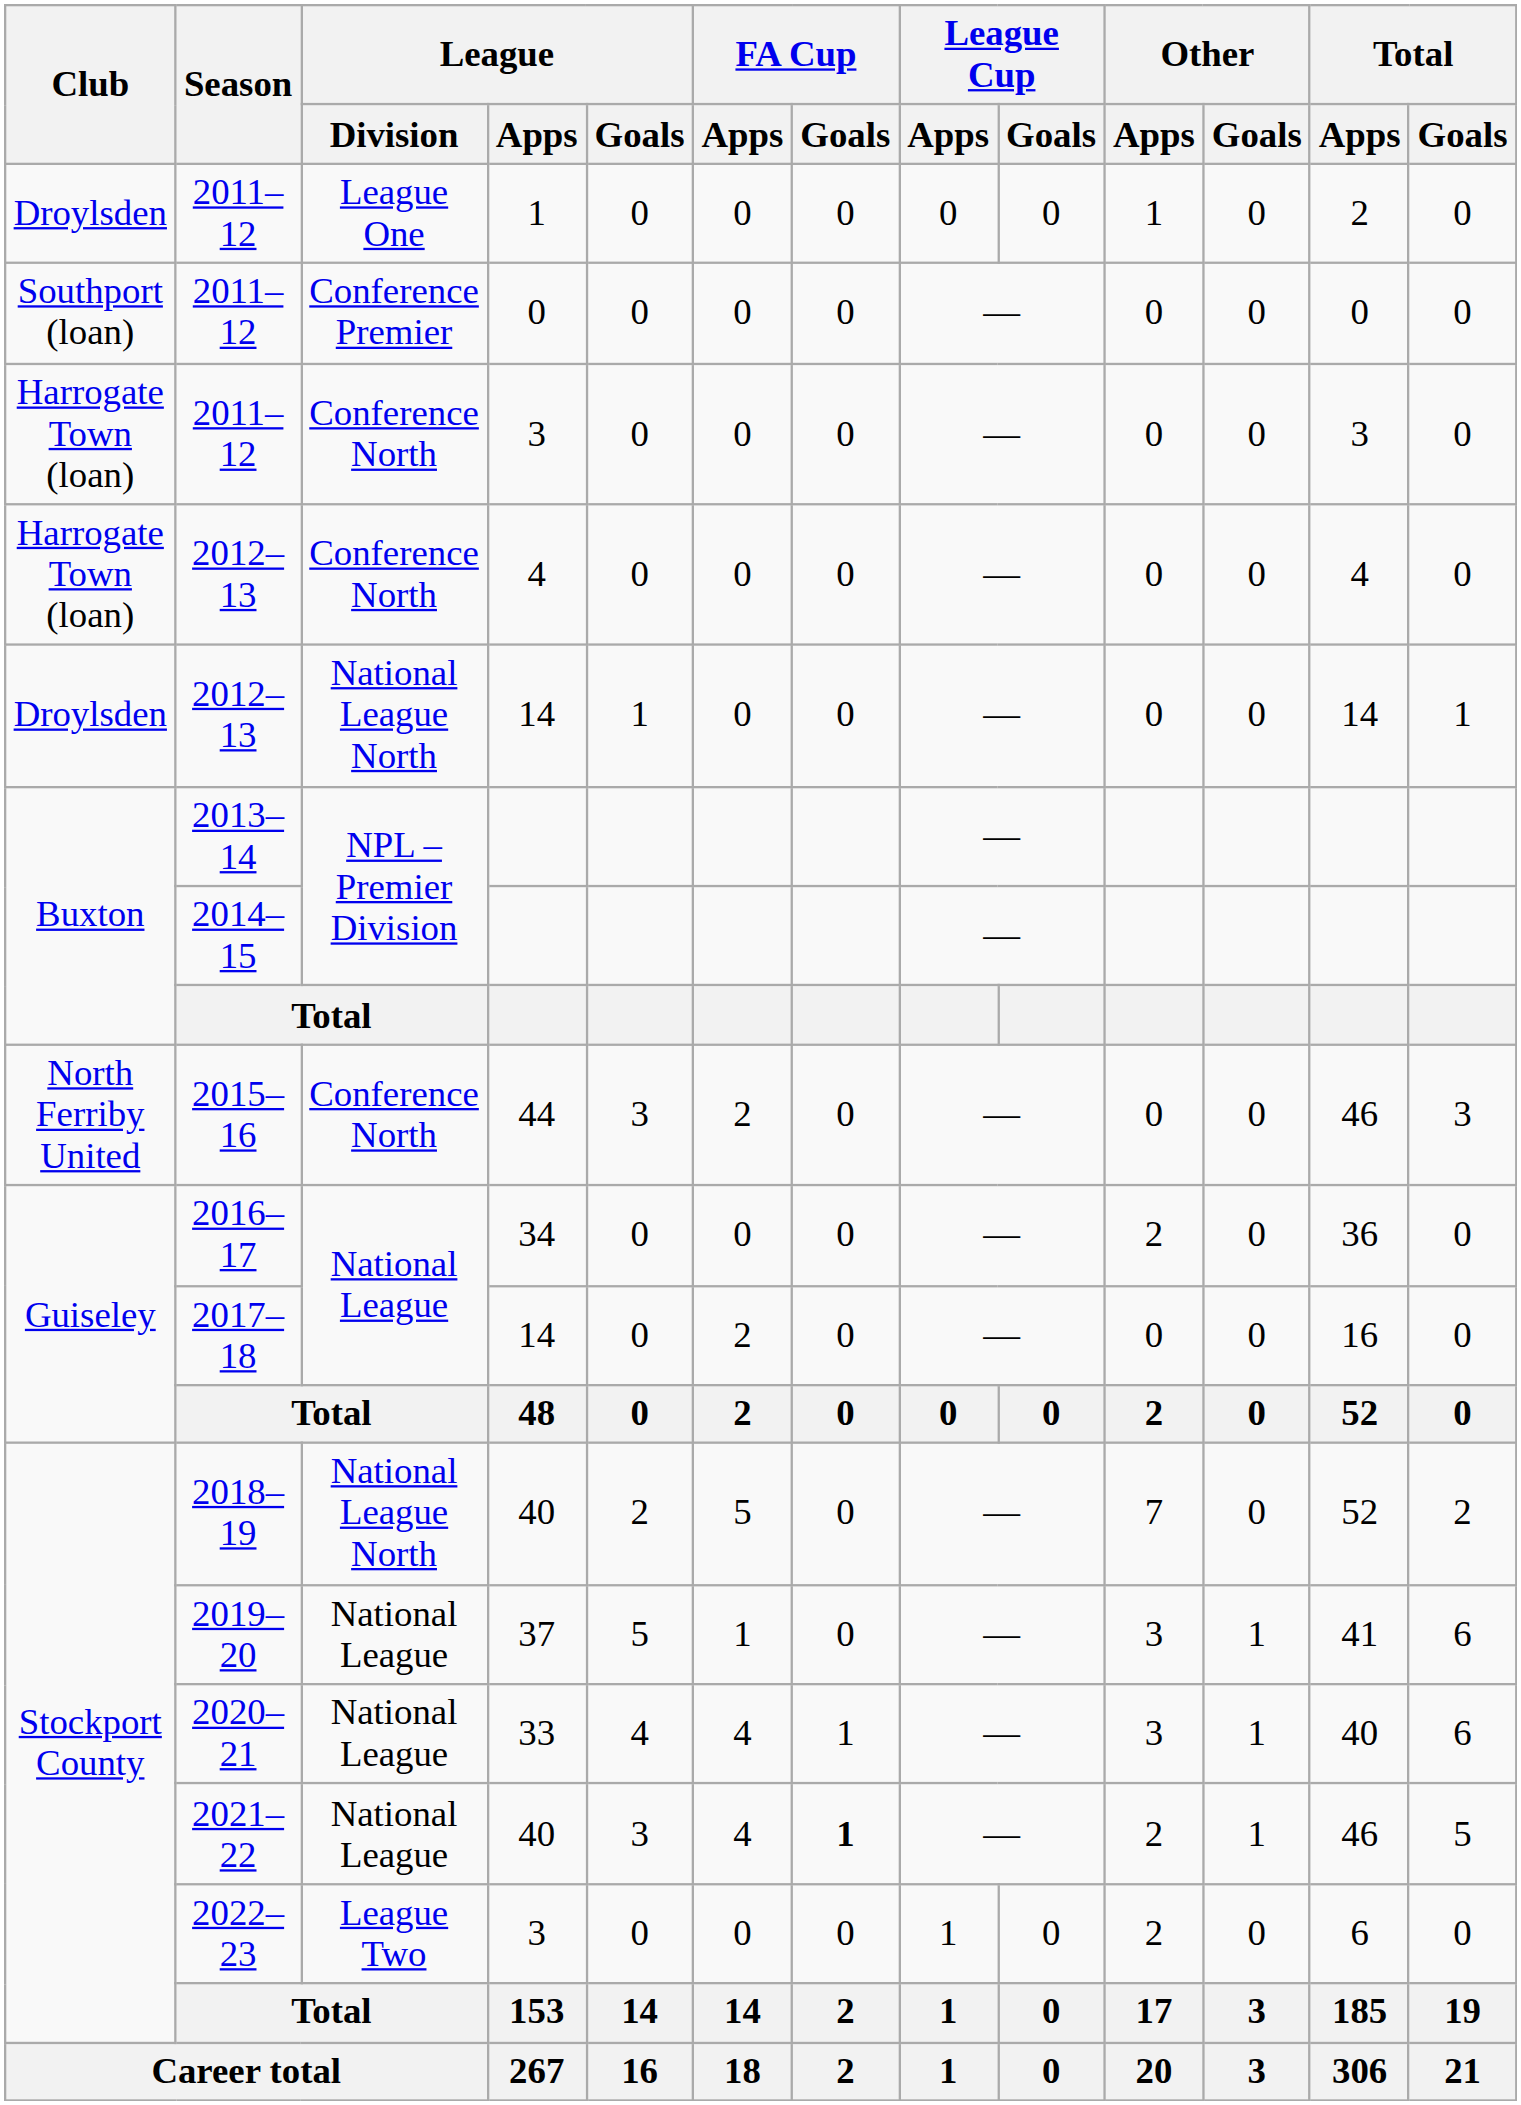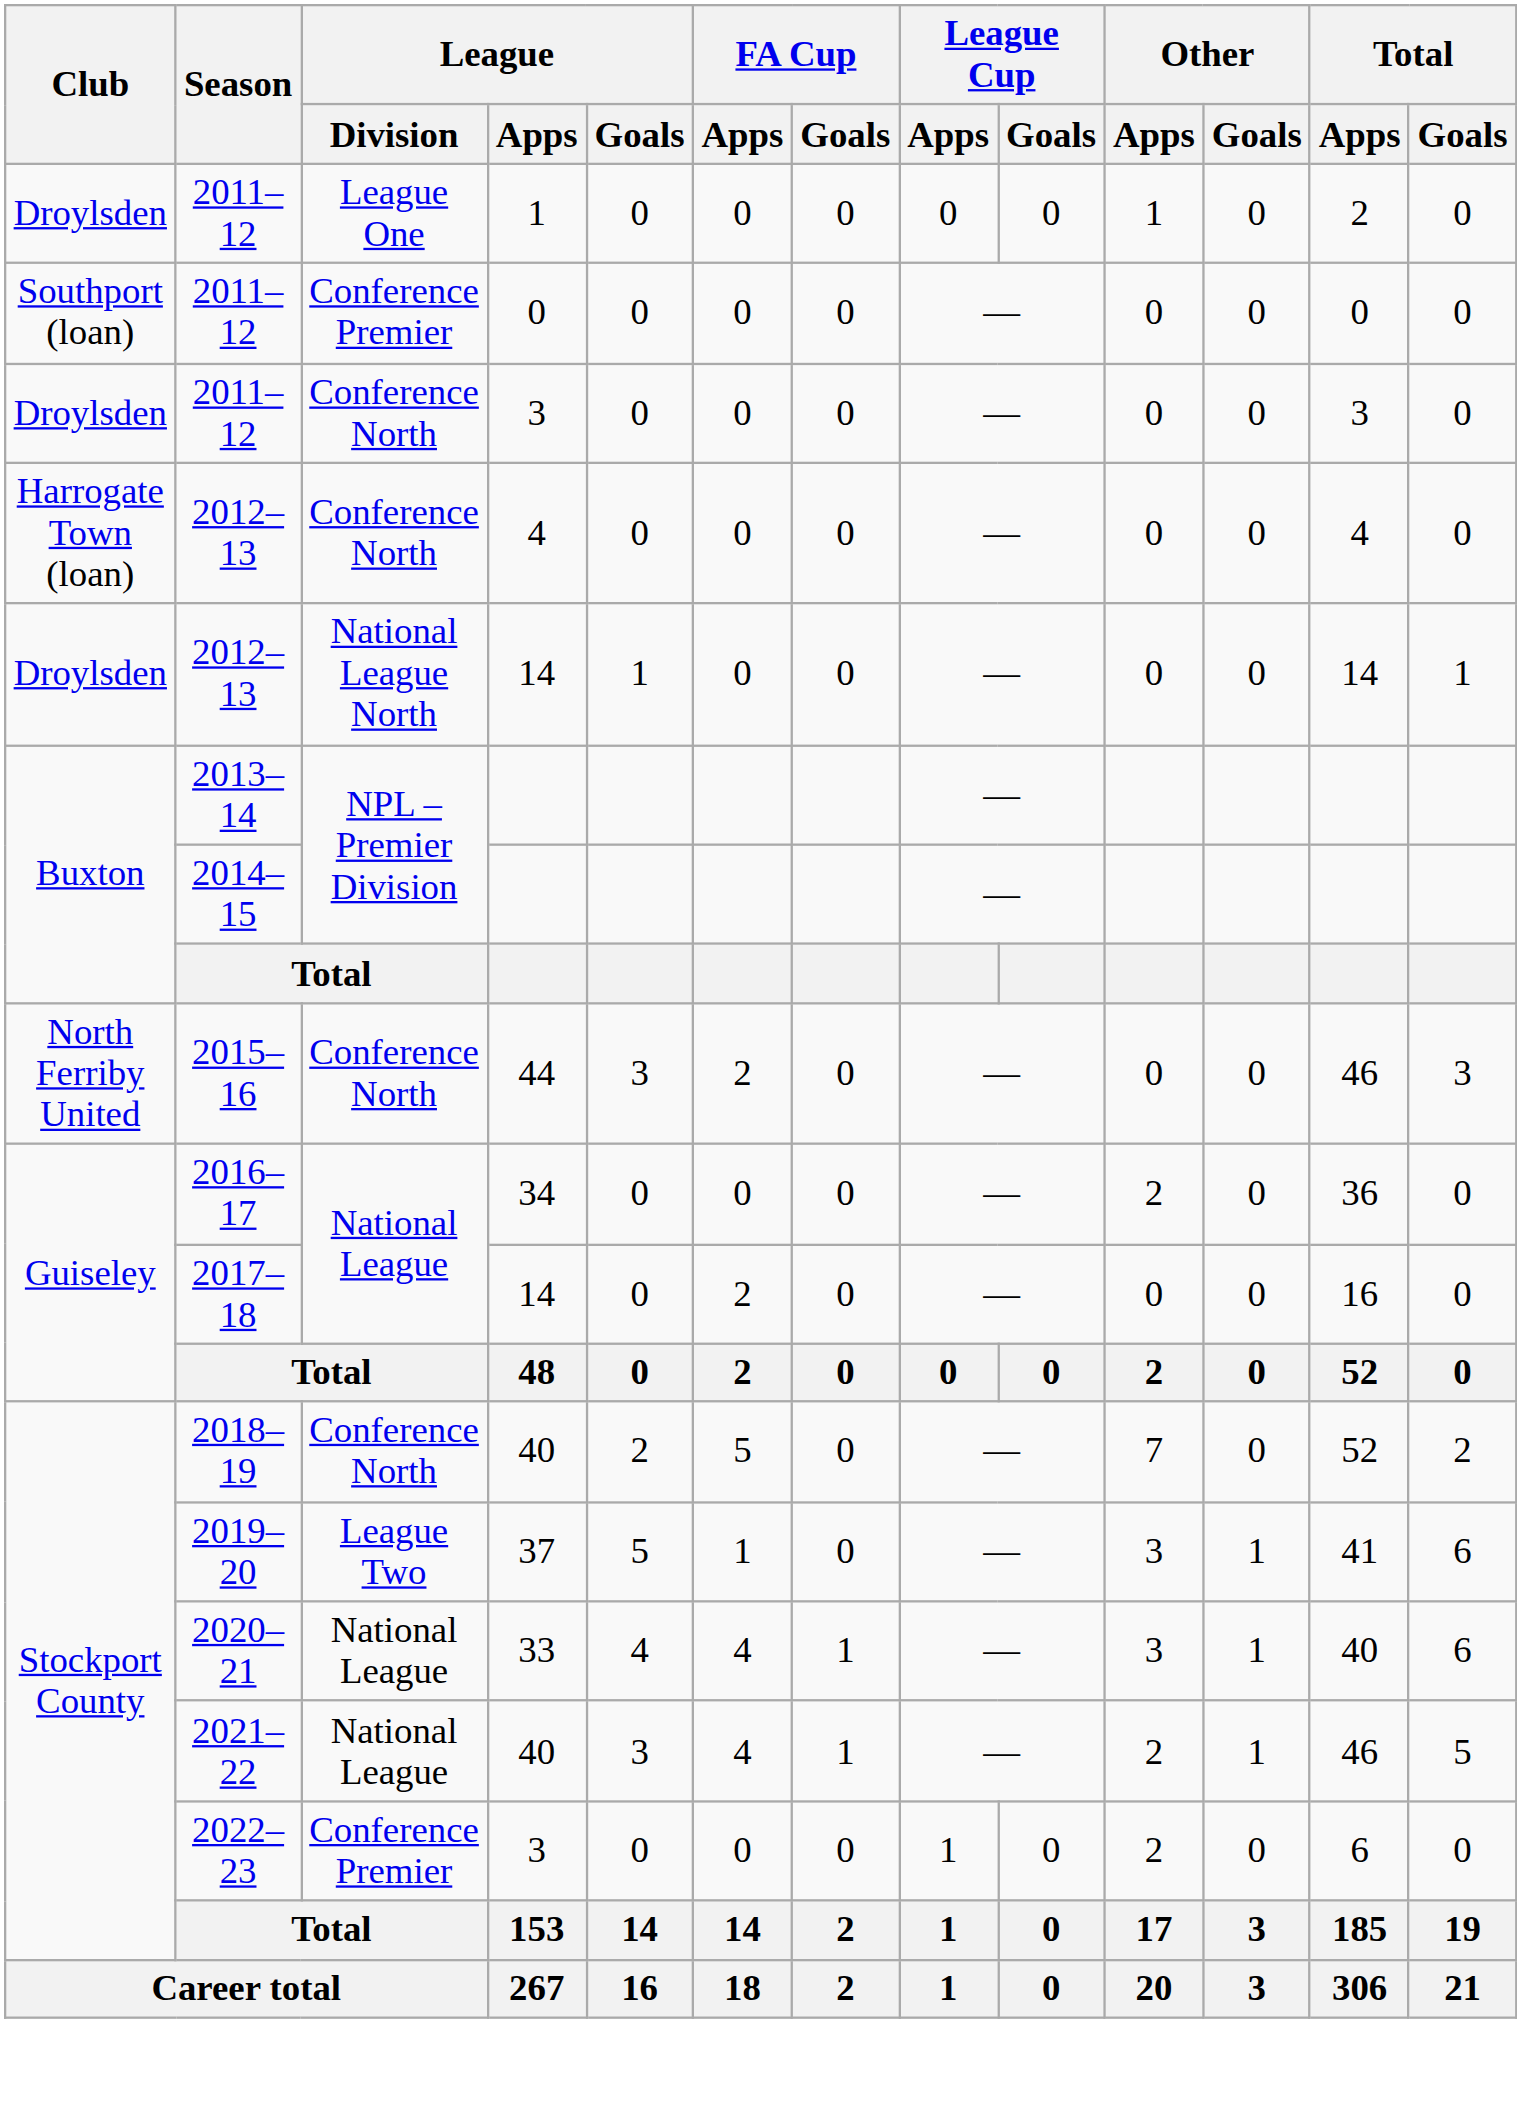(90, 432) Harrogate Town (loan) -> (90, 412) Droylsden
(394, 1513) National League North -> (394, 1451) Conference North
(394, 1633) National League -> (394, 1550) League Two
(845, 1833) bold -> (845, 1750) normal
(394, 1932) League Two -> (394, 1850) Conference Premier
